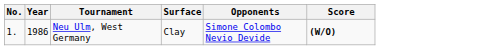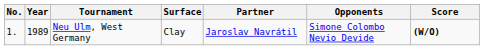+ column: (255, 11)
(38, 32) 1986 -> (38, 32) 1989
